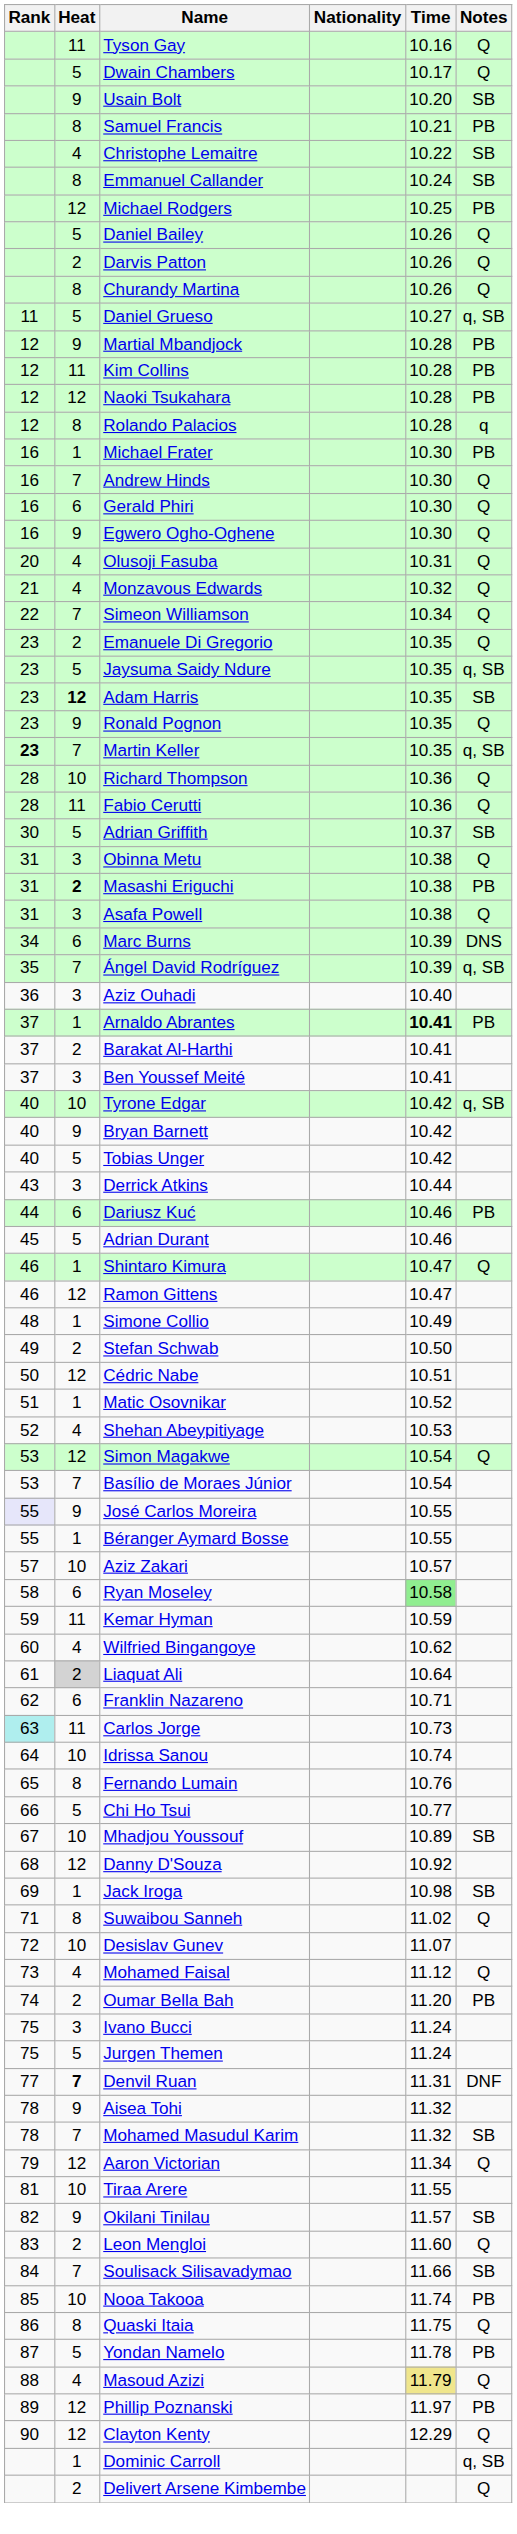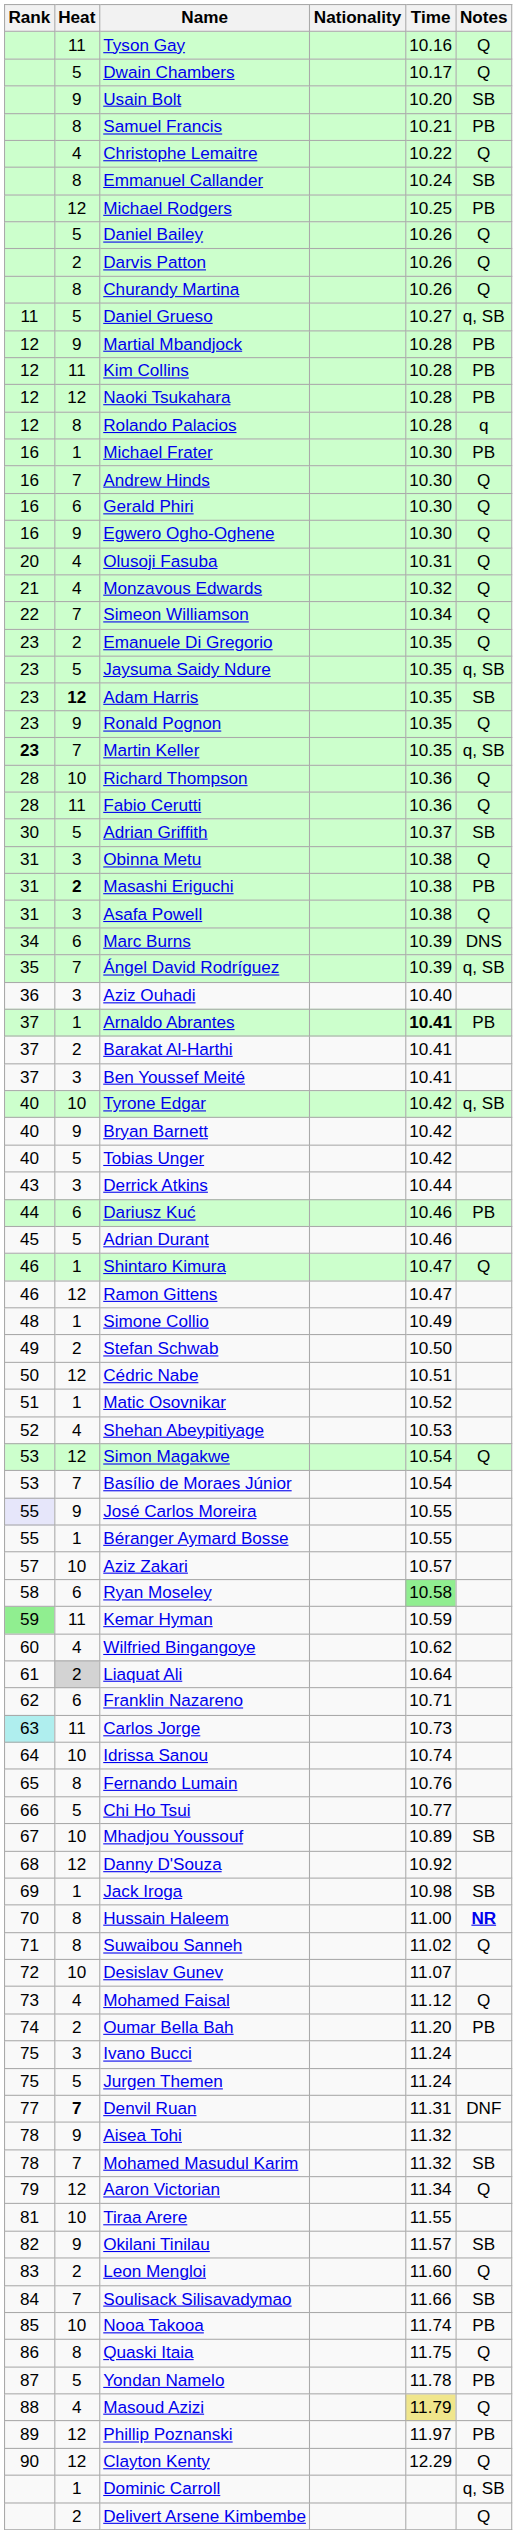(484, 153) SB -> (484, 153) Q
(29, 1619) no background -> (29, 1619) lightgreen background
+ row: (166, 1918)
